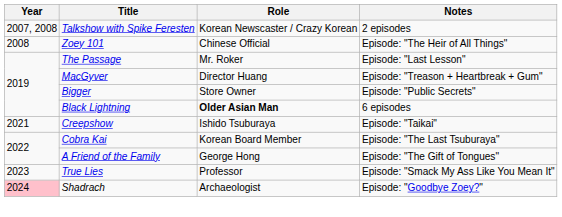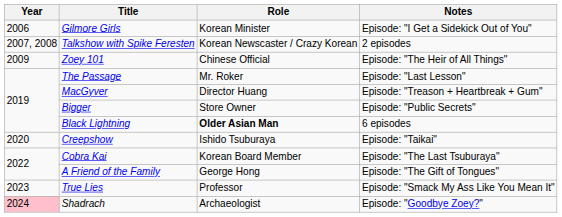+ row: (91, 28)
(18, 44) 2008 -> (18, 60) 2009
(18, 124) 2021 -> (18, 140) 2020
